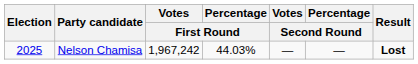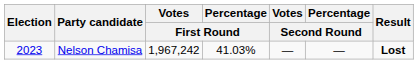(29, 50) 2025 -> (29, 50) 2023
(236, 50) 44.03% -> (236, 50) 41.03%
